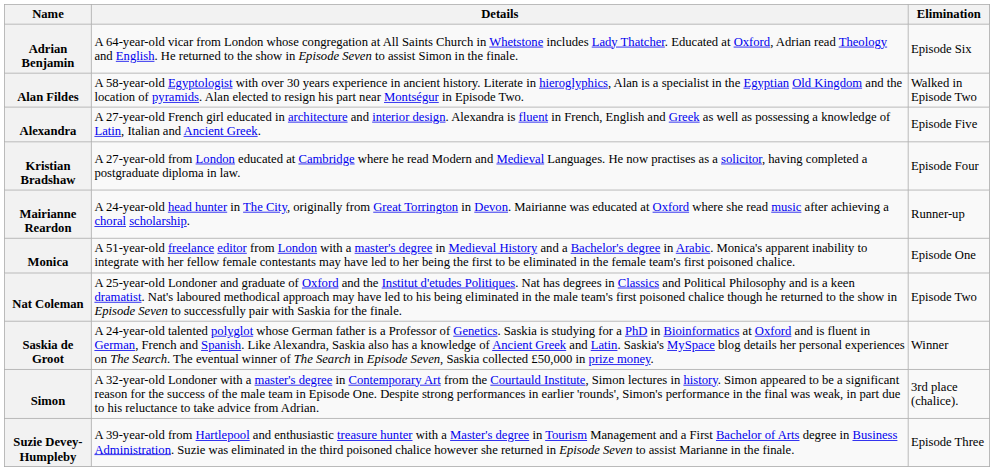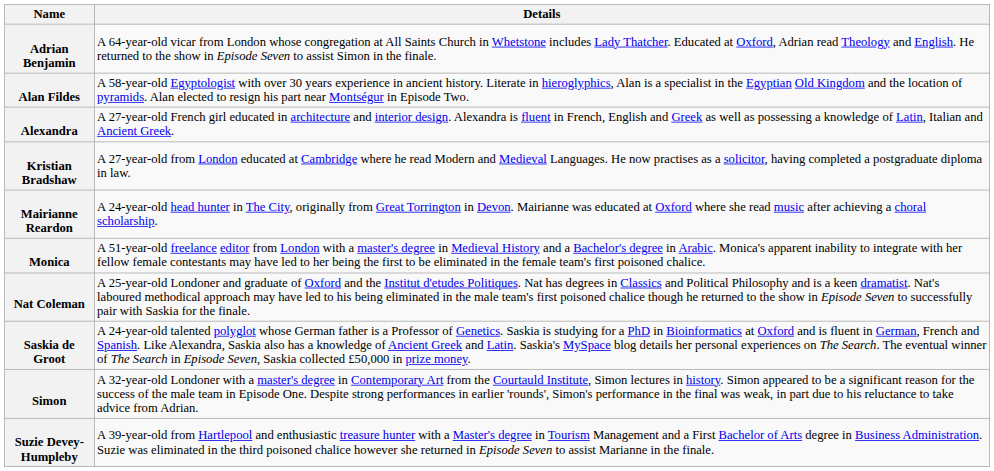- column: (949, 14)
